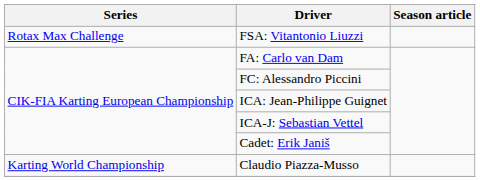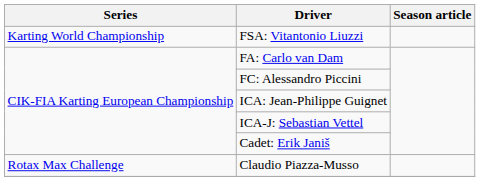(66, 36) Rotax Max Challenge -> (86, 36) Karting World Championship
(86, 165) Karting World Championship -> (66, 165) Rotax Max Challenge
